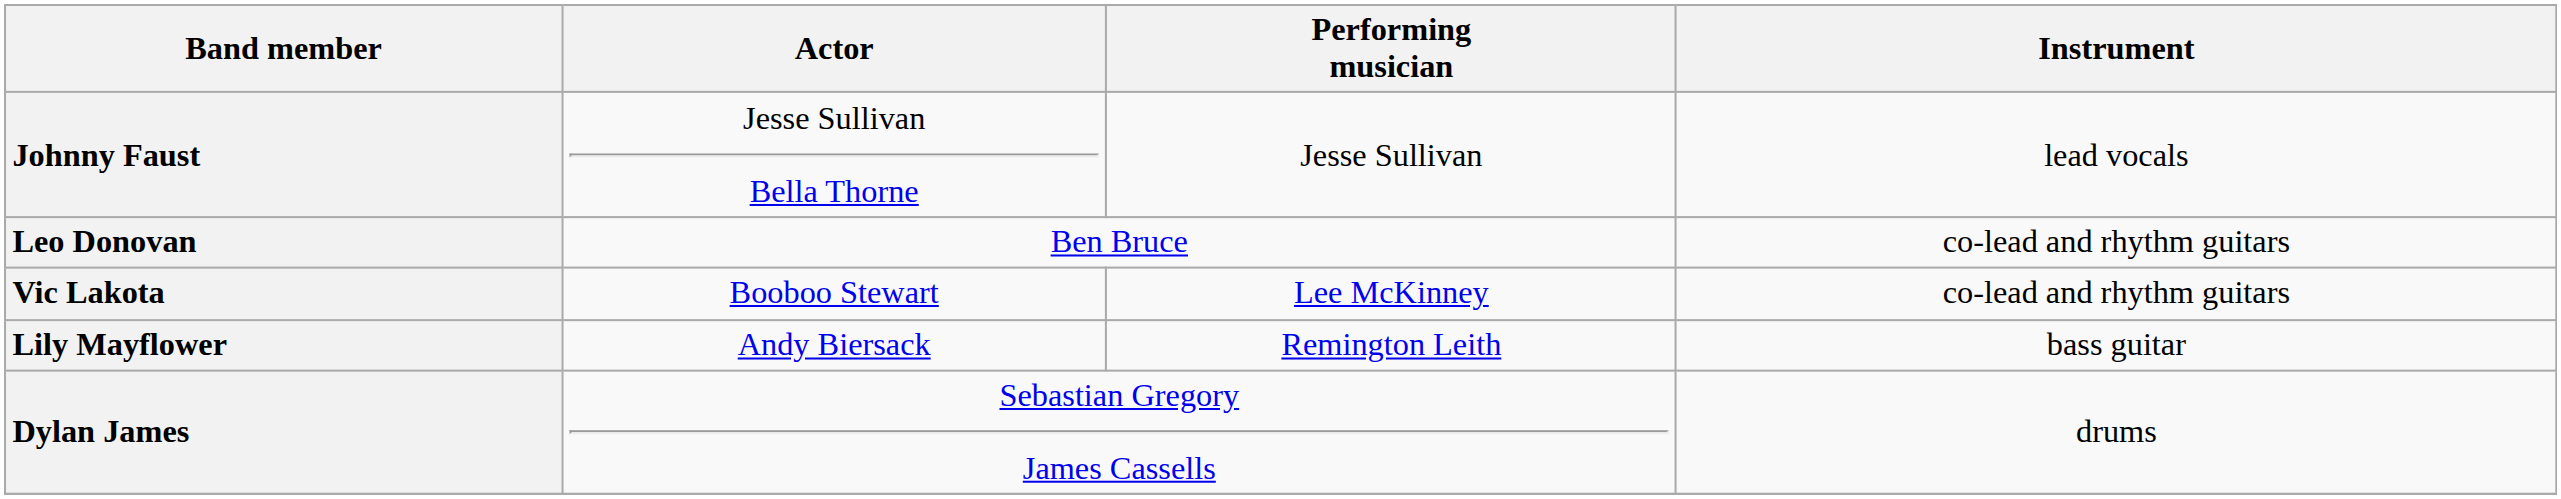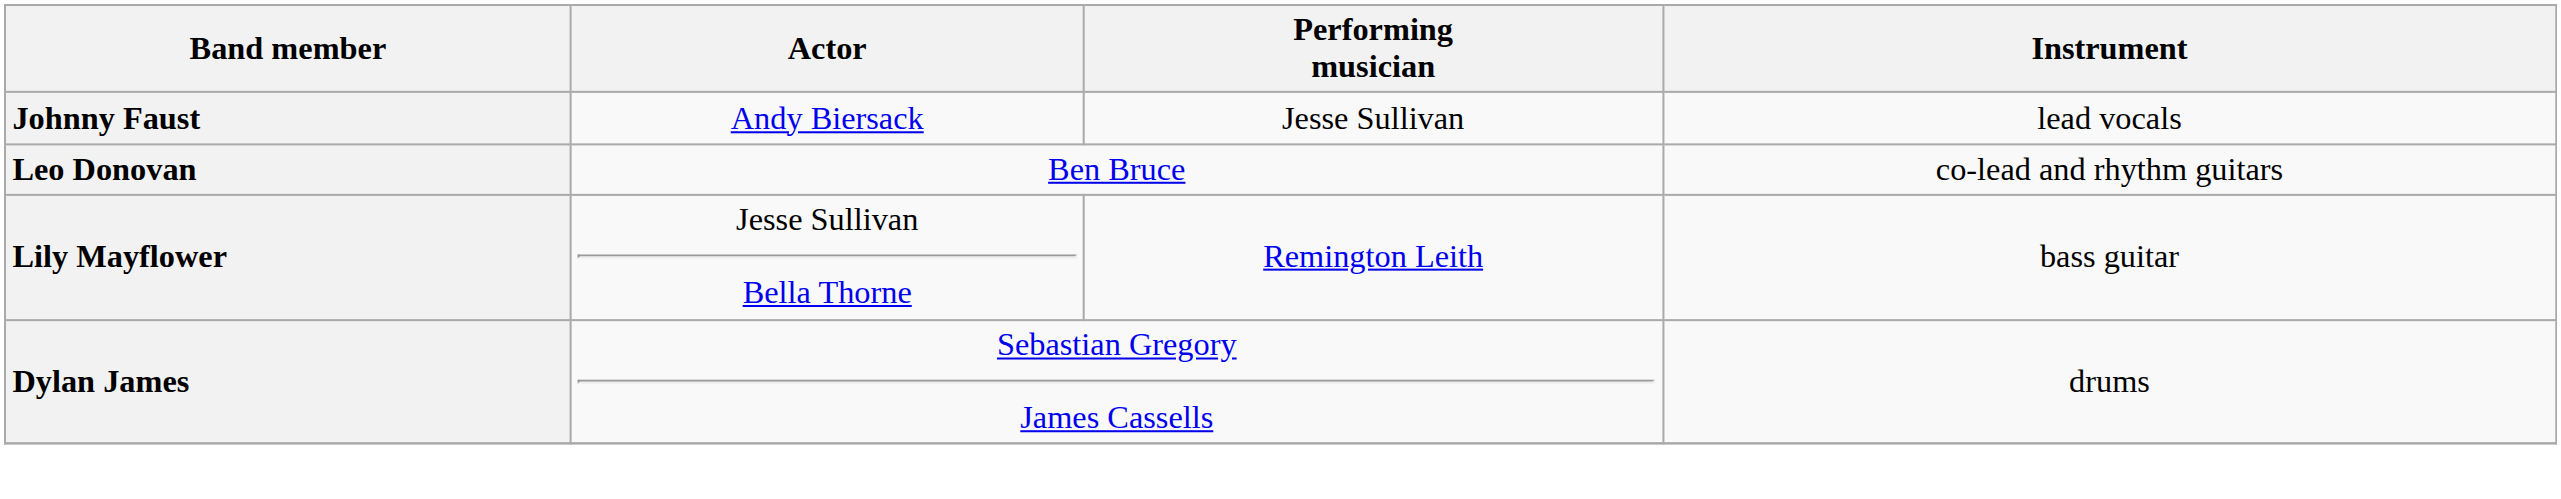(834, 154) Jesse Sullivan Bella Thorne -> (827, 117) Andy Biersack
- row: (89, 292)
(834, 344) Andy Biersack -> (827, 256) Jesse Sullivan Bella Thorne
